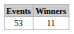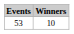(51, 23) 11 -> (51, 23) 10
